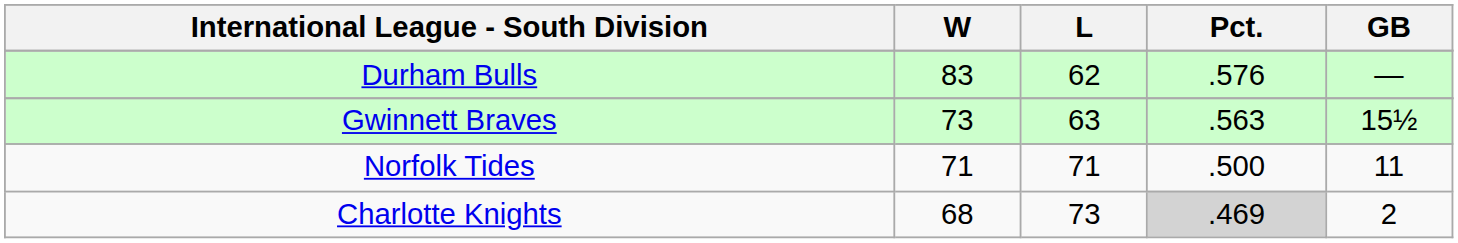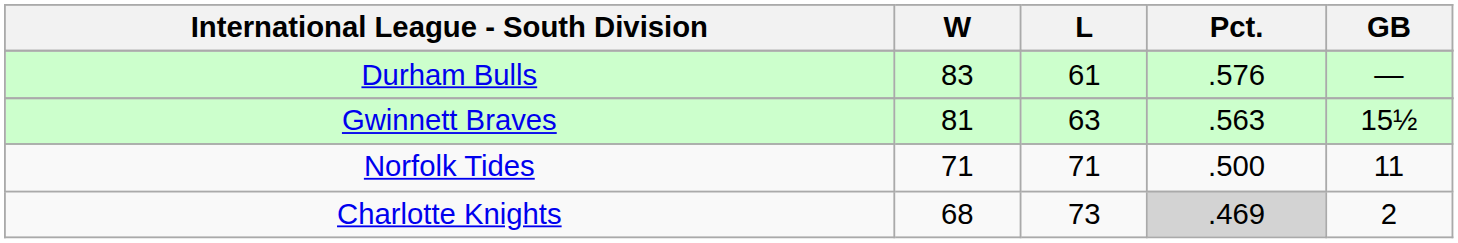(1084, 74) 62 -> (1084, 74) 61
(957, 120) 73 -> (957, 120) 81
